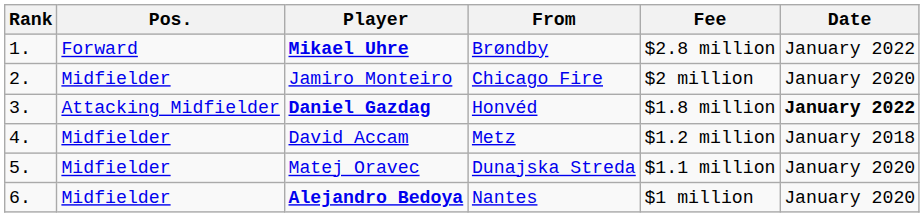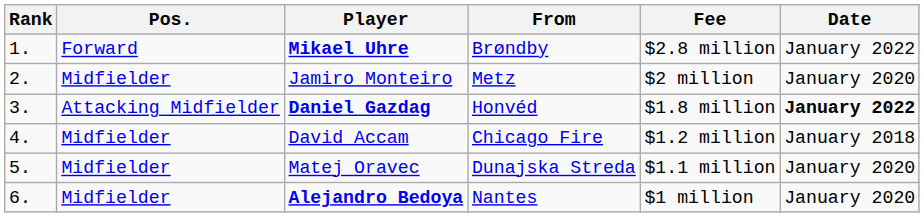(537, 79) Chicago Fire -> (494, 79) Metz
(494, 138) Metz -> (537, 138) Chicago Fire
